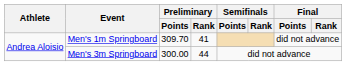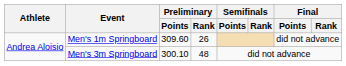(175, 40) 309.70 -> (175, 40) 309.60
(204, 40) 41 -> (204, 40) 26
(175, 54) 300.00 -> (175, 54) 300.10
(204, 54) 44 -> (204, 54) 48
